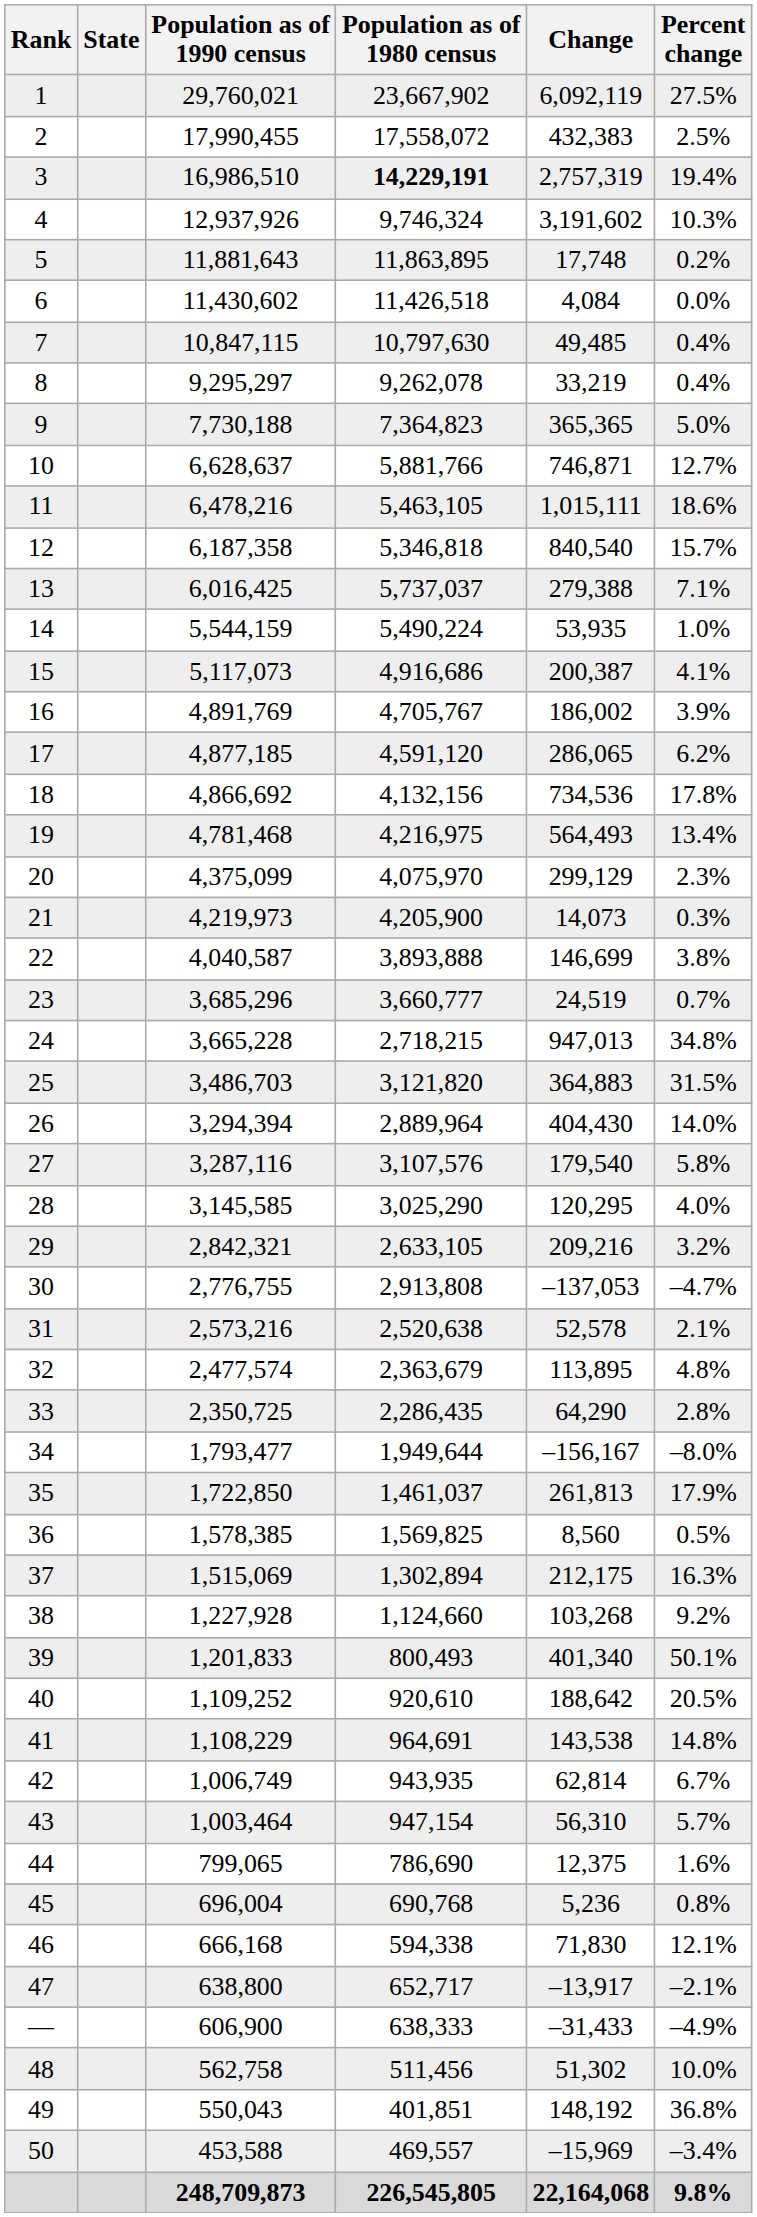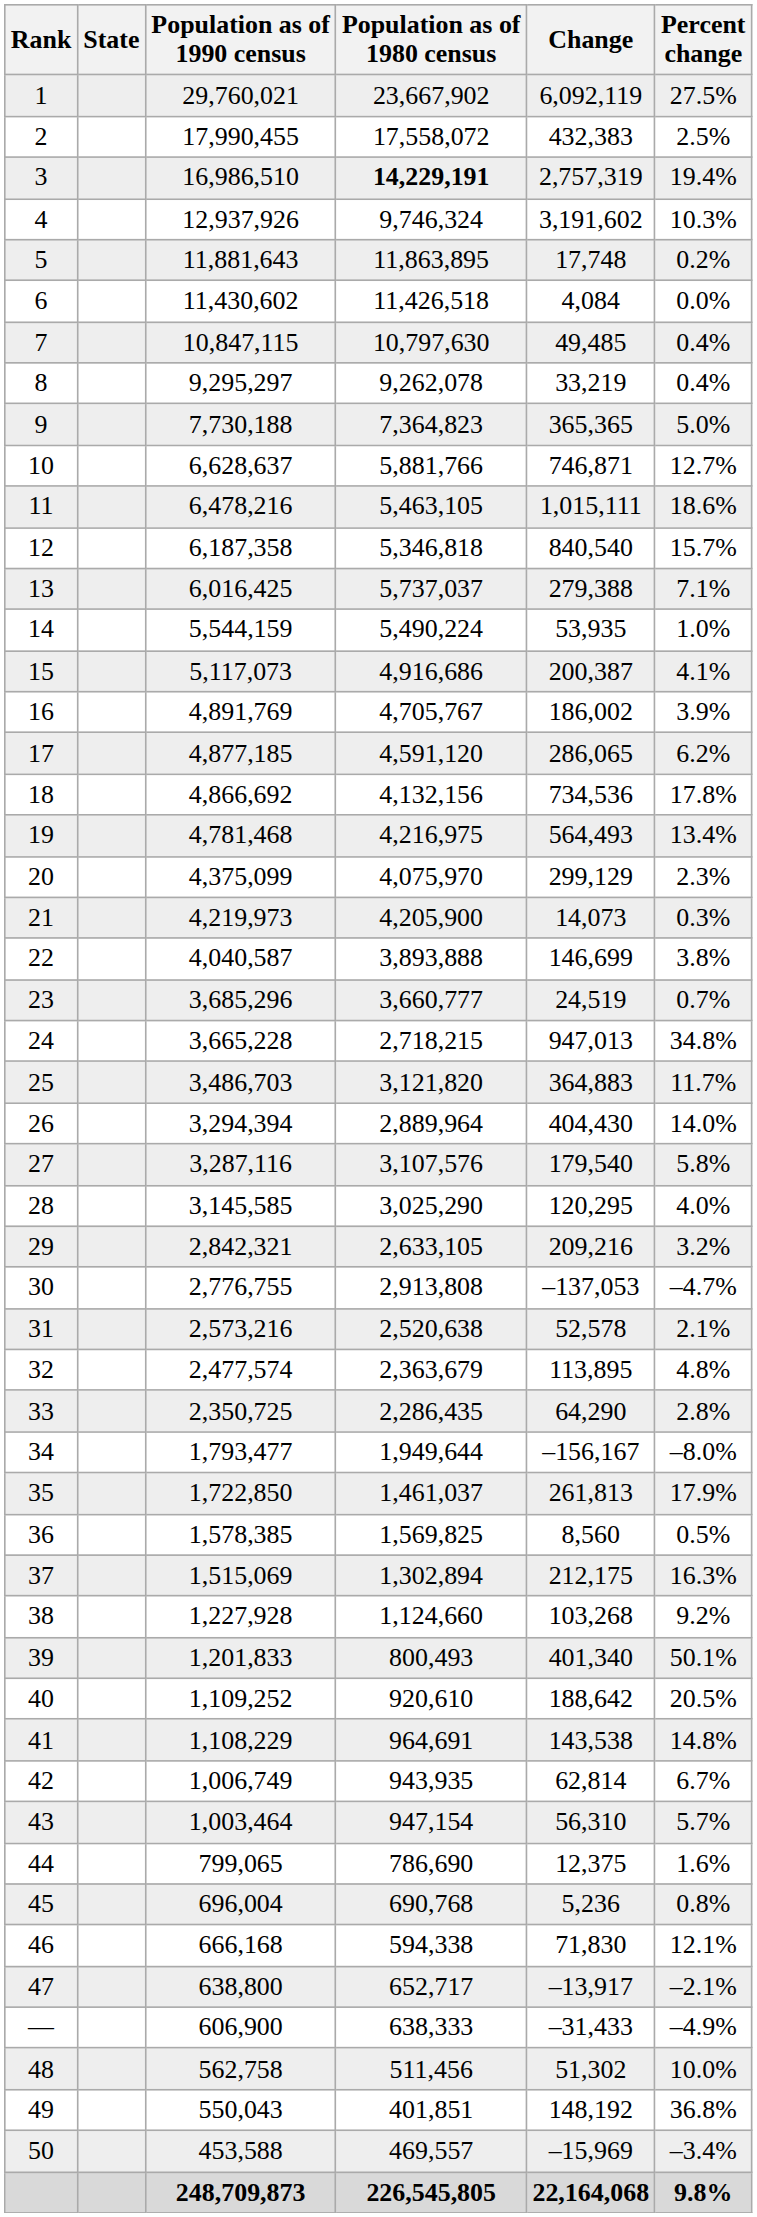(703, 1081) 31.5% -> (703, 1081) 11.7%
